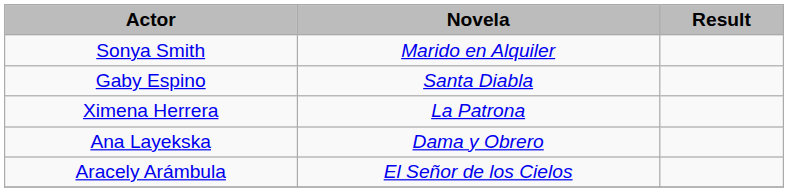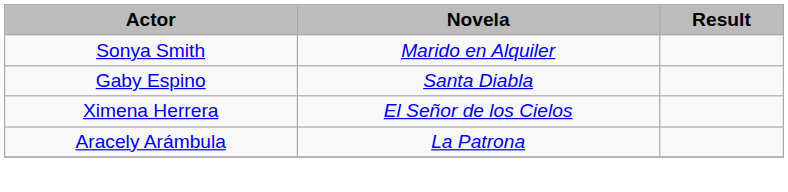(478, 111) La Patrona -> (478, 111) El Señor de los Cielos
- row: (151, 141)
(478, 171) El Señor de los Cielos -> (478, 141) La Patrona
